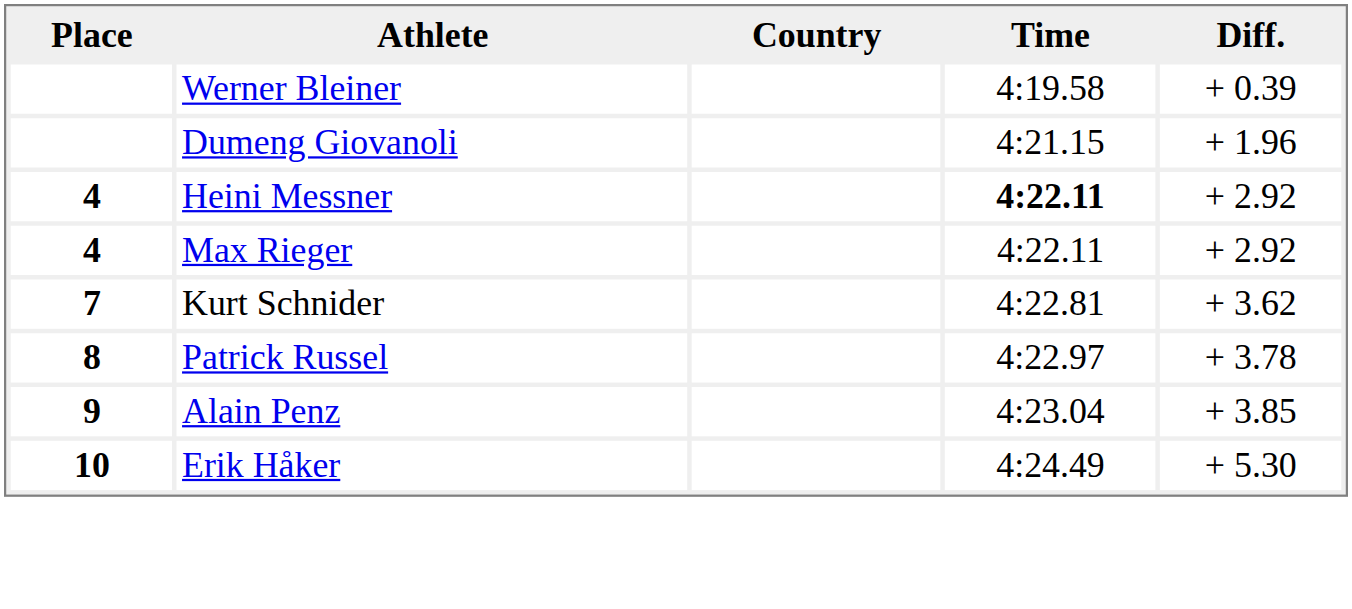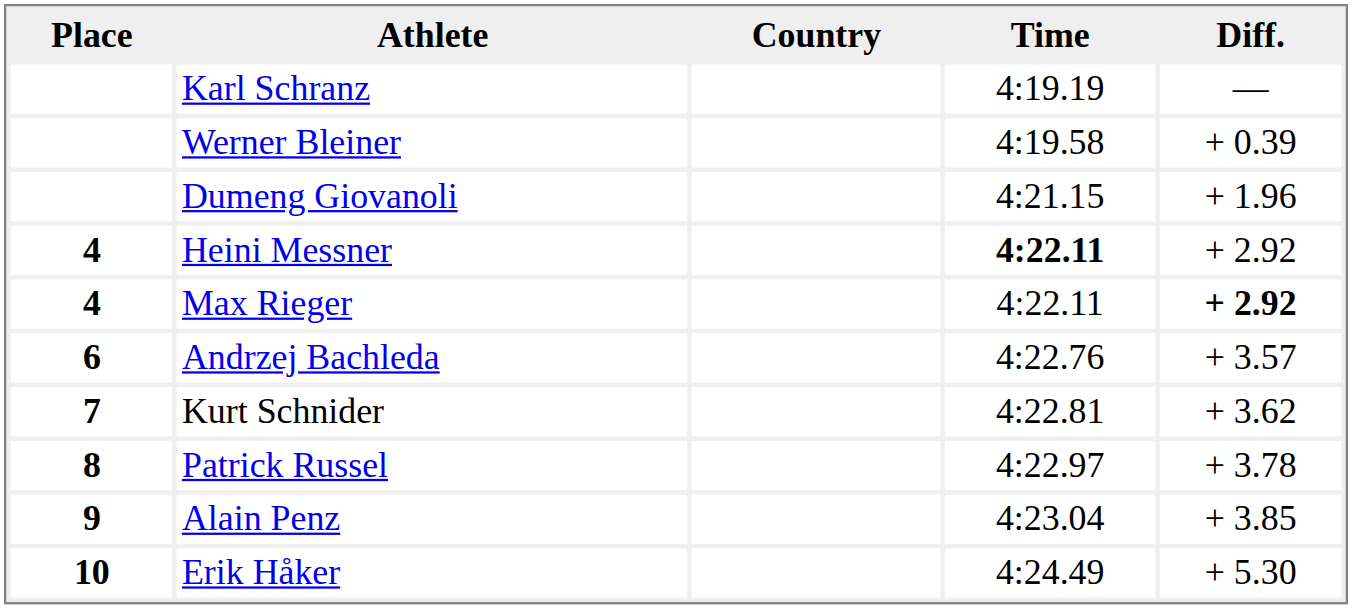+ row: (276, 88)
(1251, 249) normal -> (1251, 303) bold
+ row: (311, 357)
